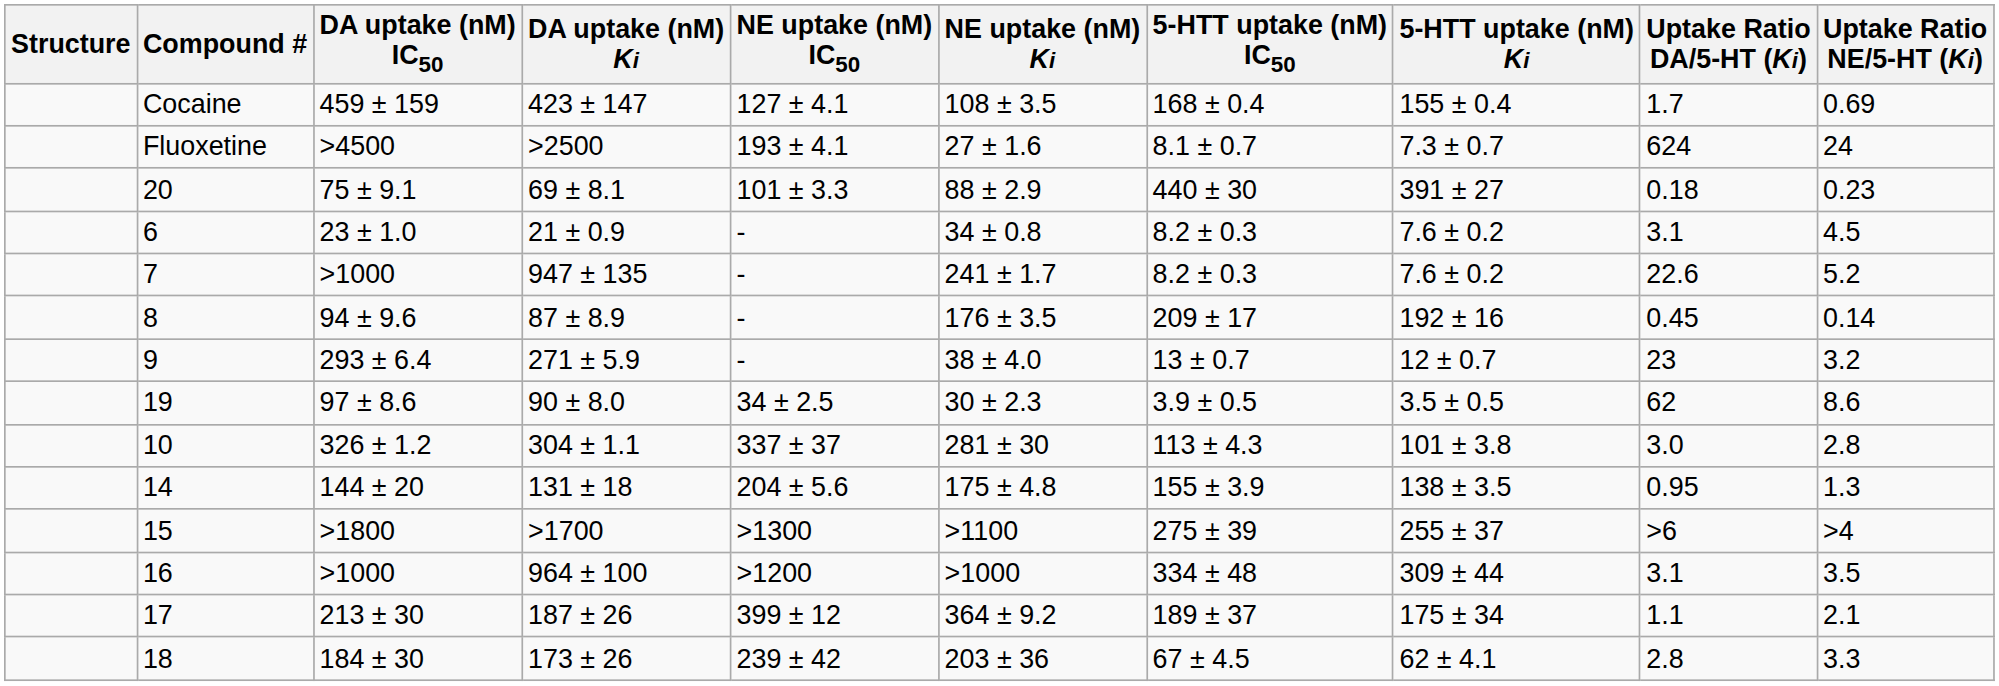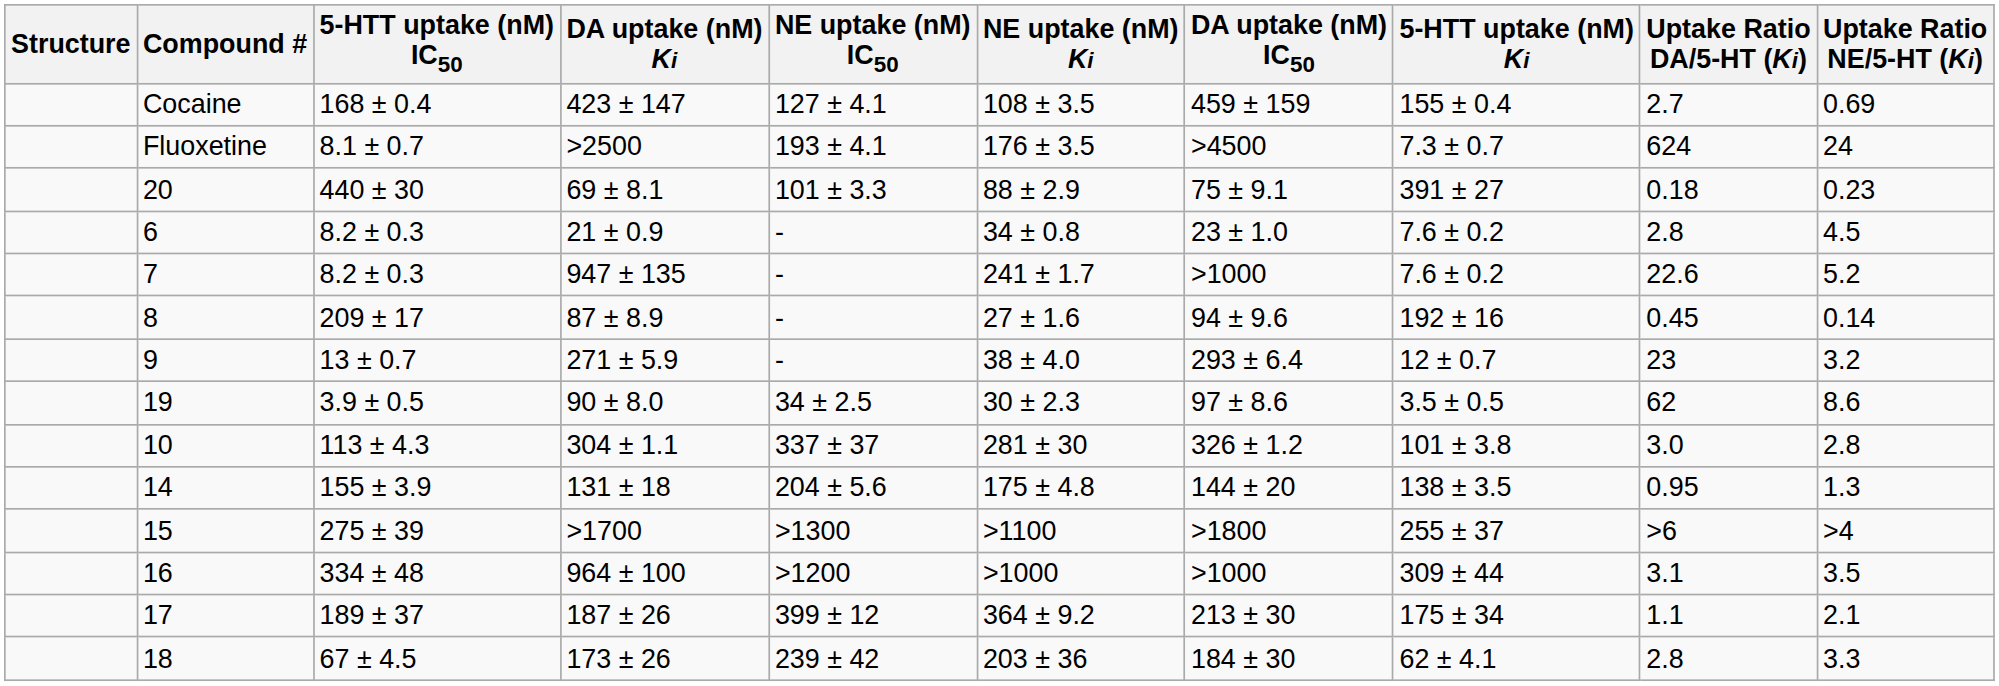columns swapped: (418, 44) <-> (1270, 44)
(1665, 104) 1.7 -> (1665, 104) 2.7
(993, 146) 27 ± 1.6 -> (1039, 146) 176 ± 3.5
(1665, 231) 3.1 -> (1665, 231) 2.8
(1001, 317) 176 ± 3.5 -> (1031, 317) 27 ± 1.6
